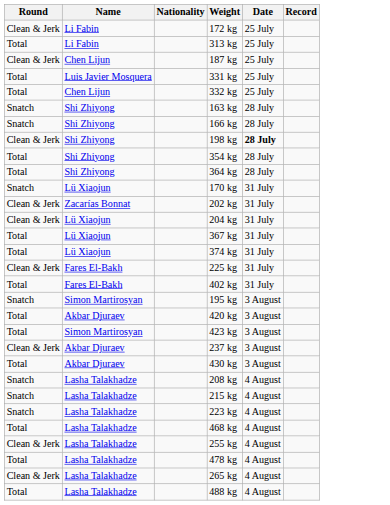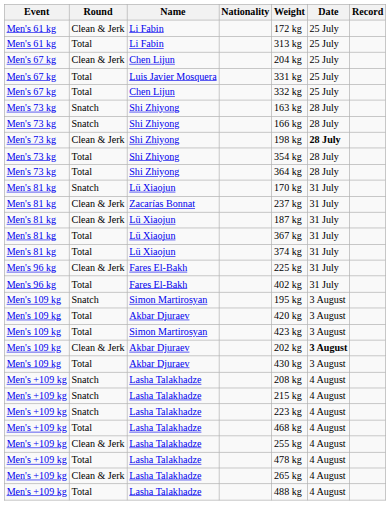+ column: (37, 12)
(223, 60) 187 kg -> (288, 60) 204 kg
(223, 204) 202 kg -> (288, 204) 237 kg
(223, 220) 204 kg -> (288, 220) 187 kg
(223, 348) 237 kg -> (288, 348) 202 kg
(263, 348) normal -> (328, 348) bold
